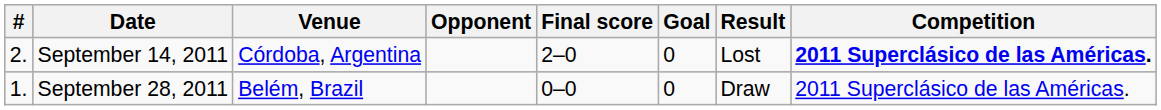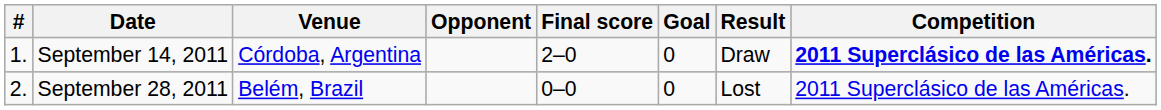(19, 55) 2. -> (19, 55) 1.
(740, 55) Lost -> (745, 55) Draw
(19, 88) 1. -> (19, 88) 2.
(745, 88) Draw -> (740, 88) Lost
